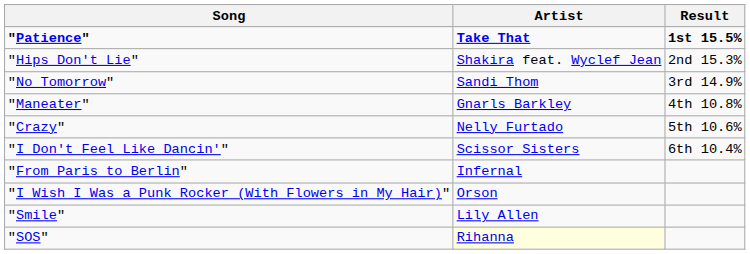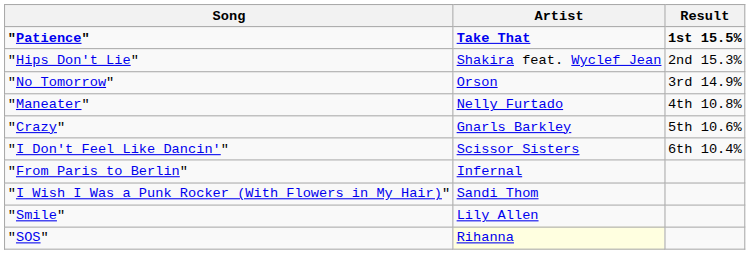(498, 82) Sandi Thom -> (477, 82) Orson
(514, 105) Gnarls Barkley -> (510, 105) Nelly Furtado
(510, 127) Nelly Furtado -> (514, 127) Gnarls Barkley
(477, 194) Orson -> (498, 194) Sandi Thom
